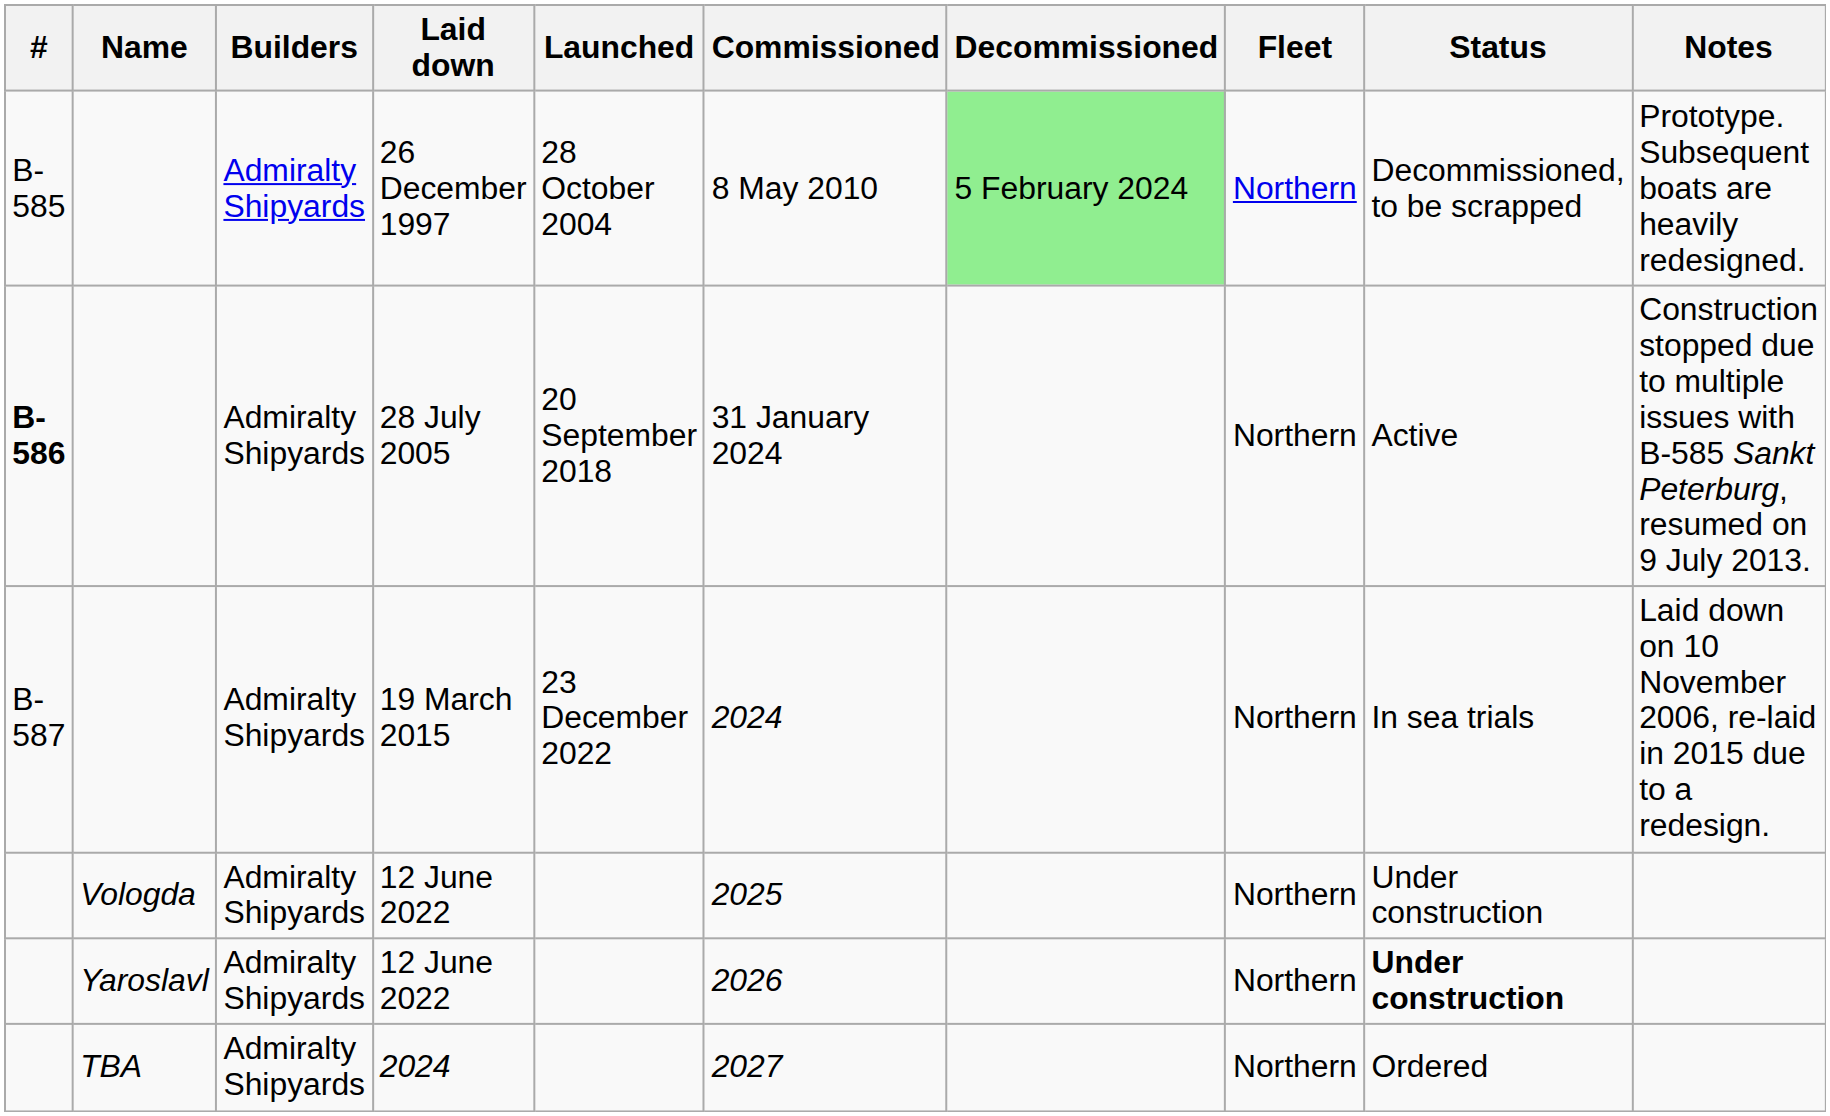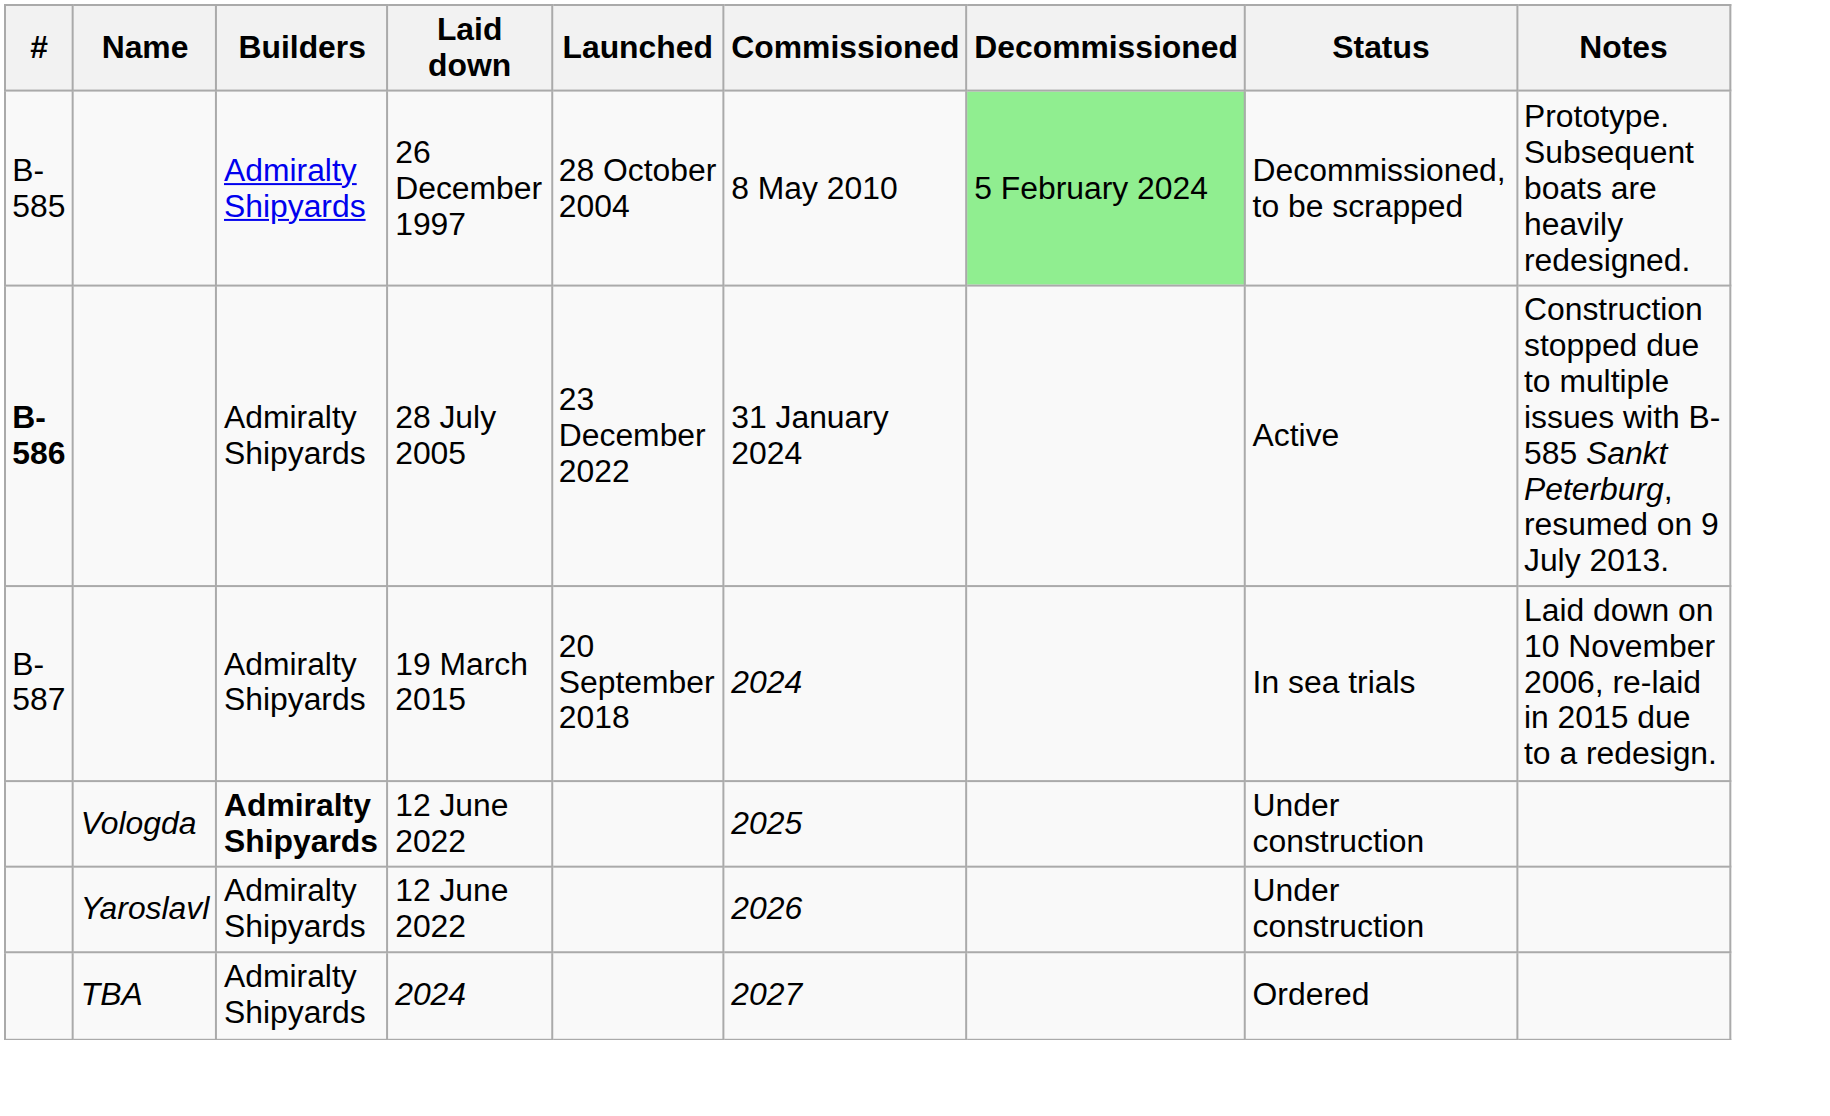- column: (1295, 47)
(619, 435) 20 September 2018 -> (632, 435) 23 December 2022
(615, 718) 23 December 2022 -> (637, 682) 20 September 2018
(294, 894) normal -> (301, 822) bold
(1468, 980) bold -> (1338, 909) normal
